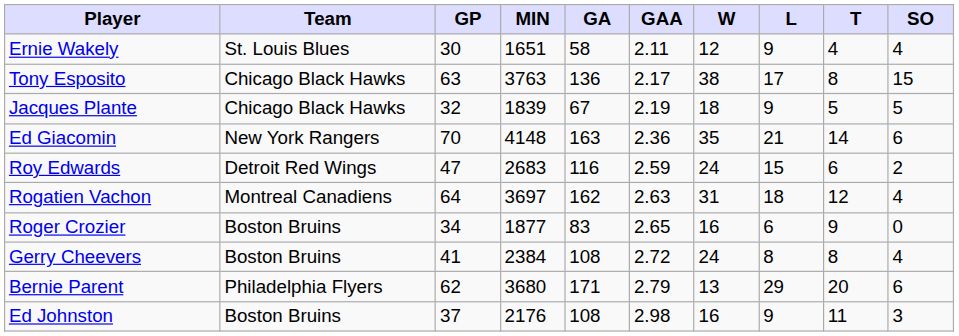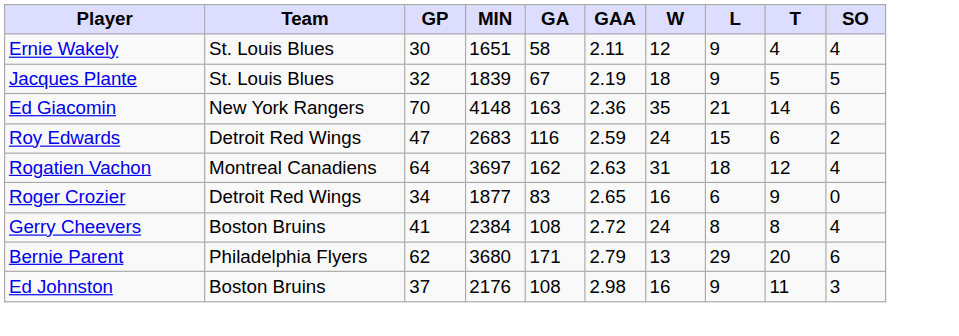- row: (67, 78)
(315, 108) Chicago Black Hawks -> (272, 78) St. Louis Blues
(283, 227) Boston Bruins -> (285, 197) Detroit Red Wings
